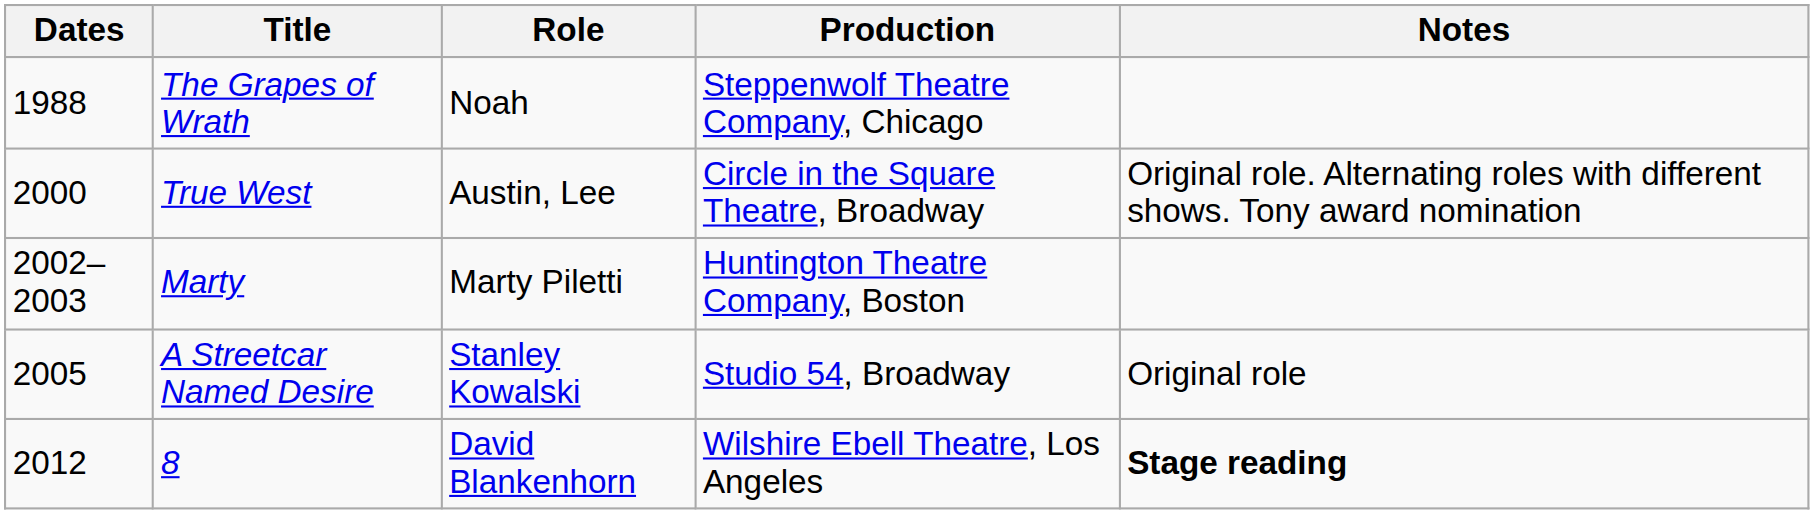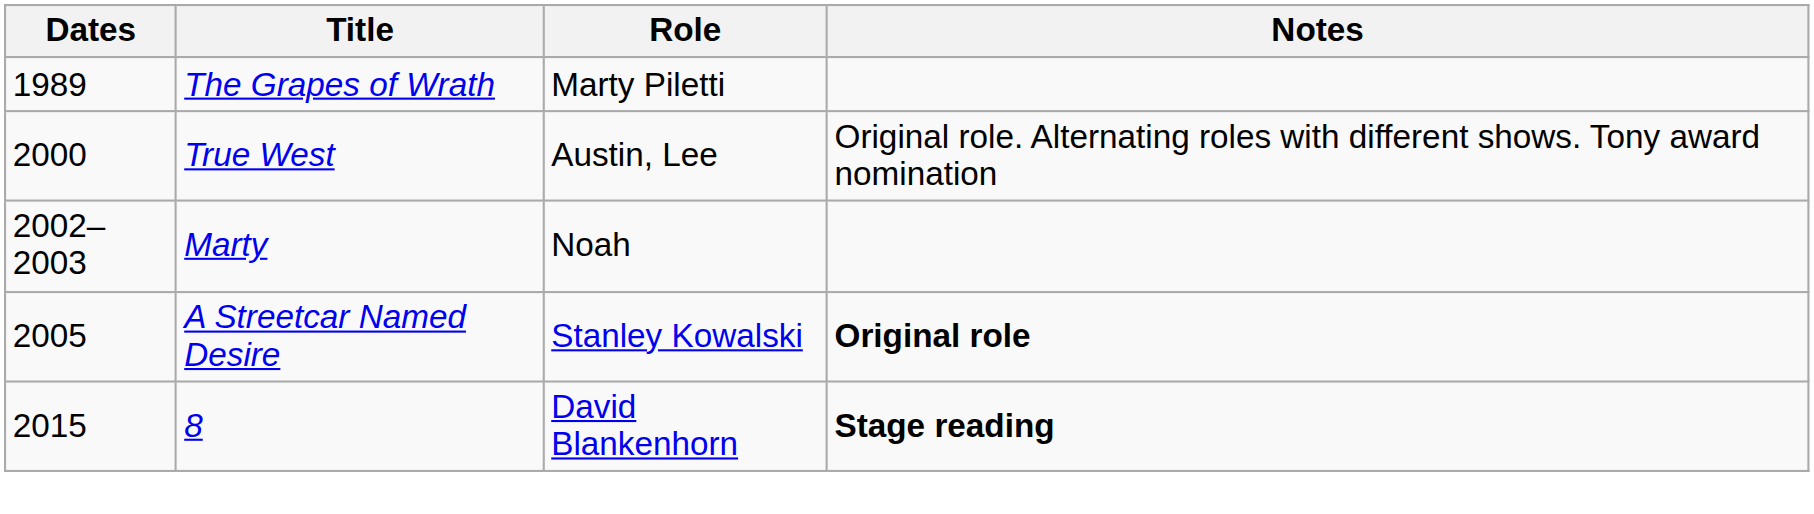- column: (907, 30)
(50, 102) 1988 -> (50, 83) 1989
(489, 102) Noah -> (638, 83) Marty Piletti
(536, 282) Marty Piletti -> (591, 245) Noah
(1217, 373) normal -> (933, 335) bold
(50, 463) 2012 -> (50, 425) 2015
